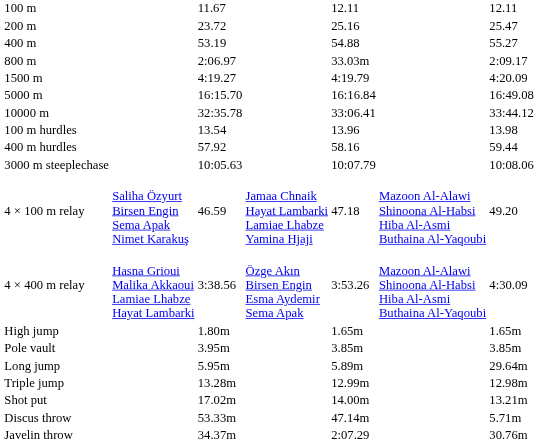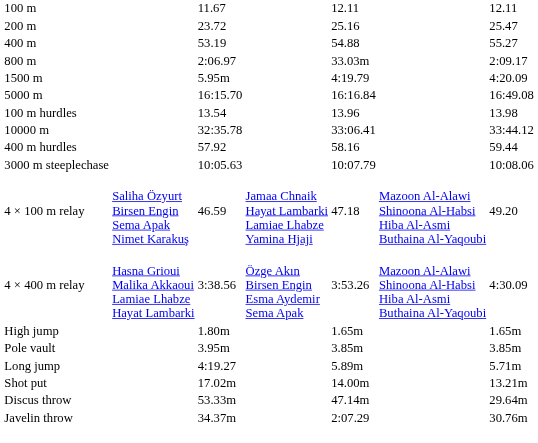(217, 78) 4:19.27 -> (214, 78) 5.95m
rows swapped: (27, 112) <-> (41, 130)
(214, 365) 5.95m -> (217, 365) 4:19.27
(508, 365) 29.64m -> (505, 365) 5.71m
- row: (34, 383)
(505, 417) 5.71m -> (508, 400) 29.64m
